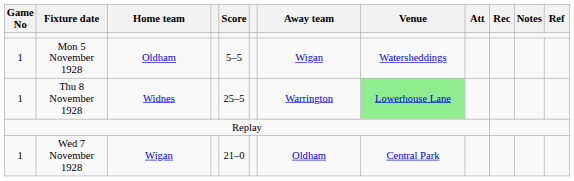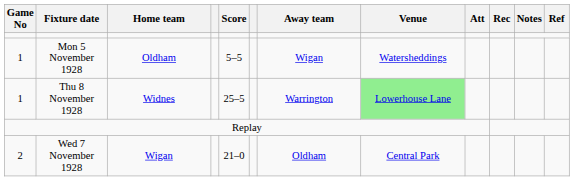(20, 156) 1 -> (20, 156) 2
